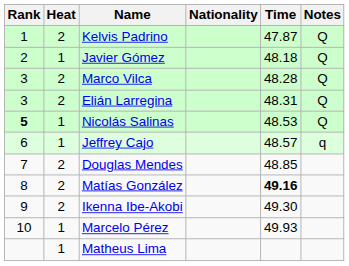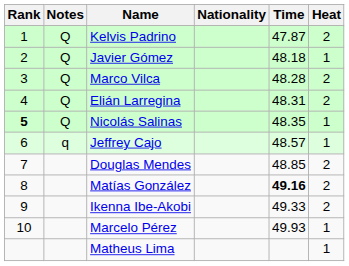columns swapped: (61, 15) <-> (322, 15)
(24, 100) 3 -> (24, 100) 4
(281, 121) 48.53 -> (289, 121) 48.35
(281, 206) 49.30 -> (289, 206) 49.33
